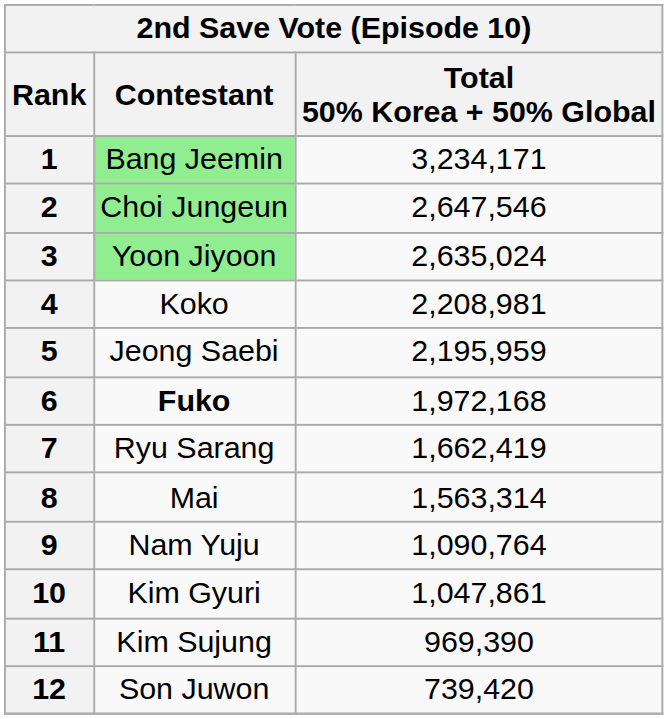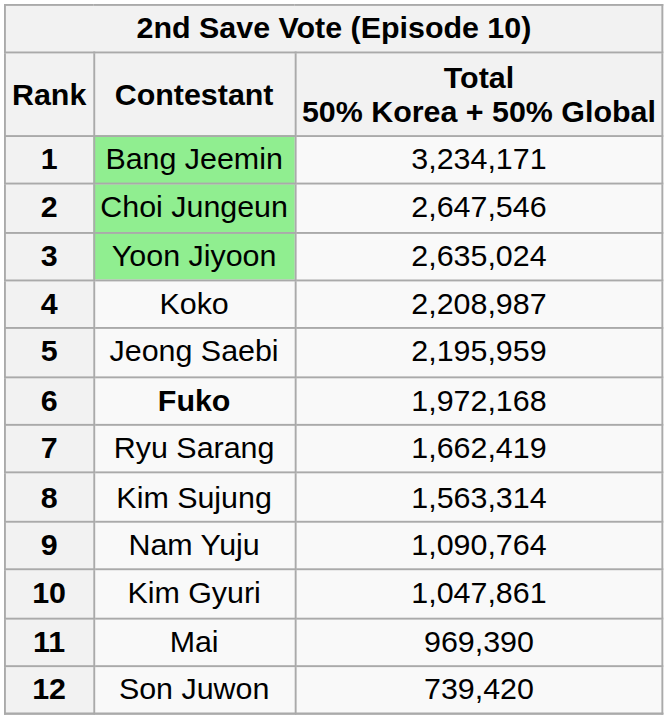(479, 303) 2,208,981 -> (479, 303) 2,208,987
(194, 496) Mai -> (194, 496) Kim Sujung
(194, 641) Kim Sujung -> (194, 641) Mai
